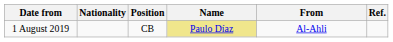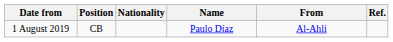columns swapped: (148, 12) <-> (103, 12)
(212, 29) khaki background -> (212, 29) no background
